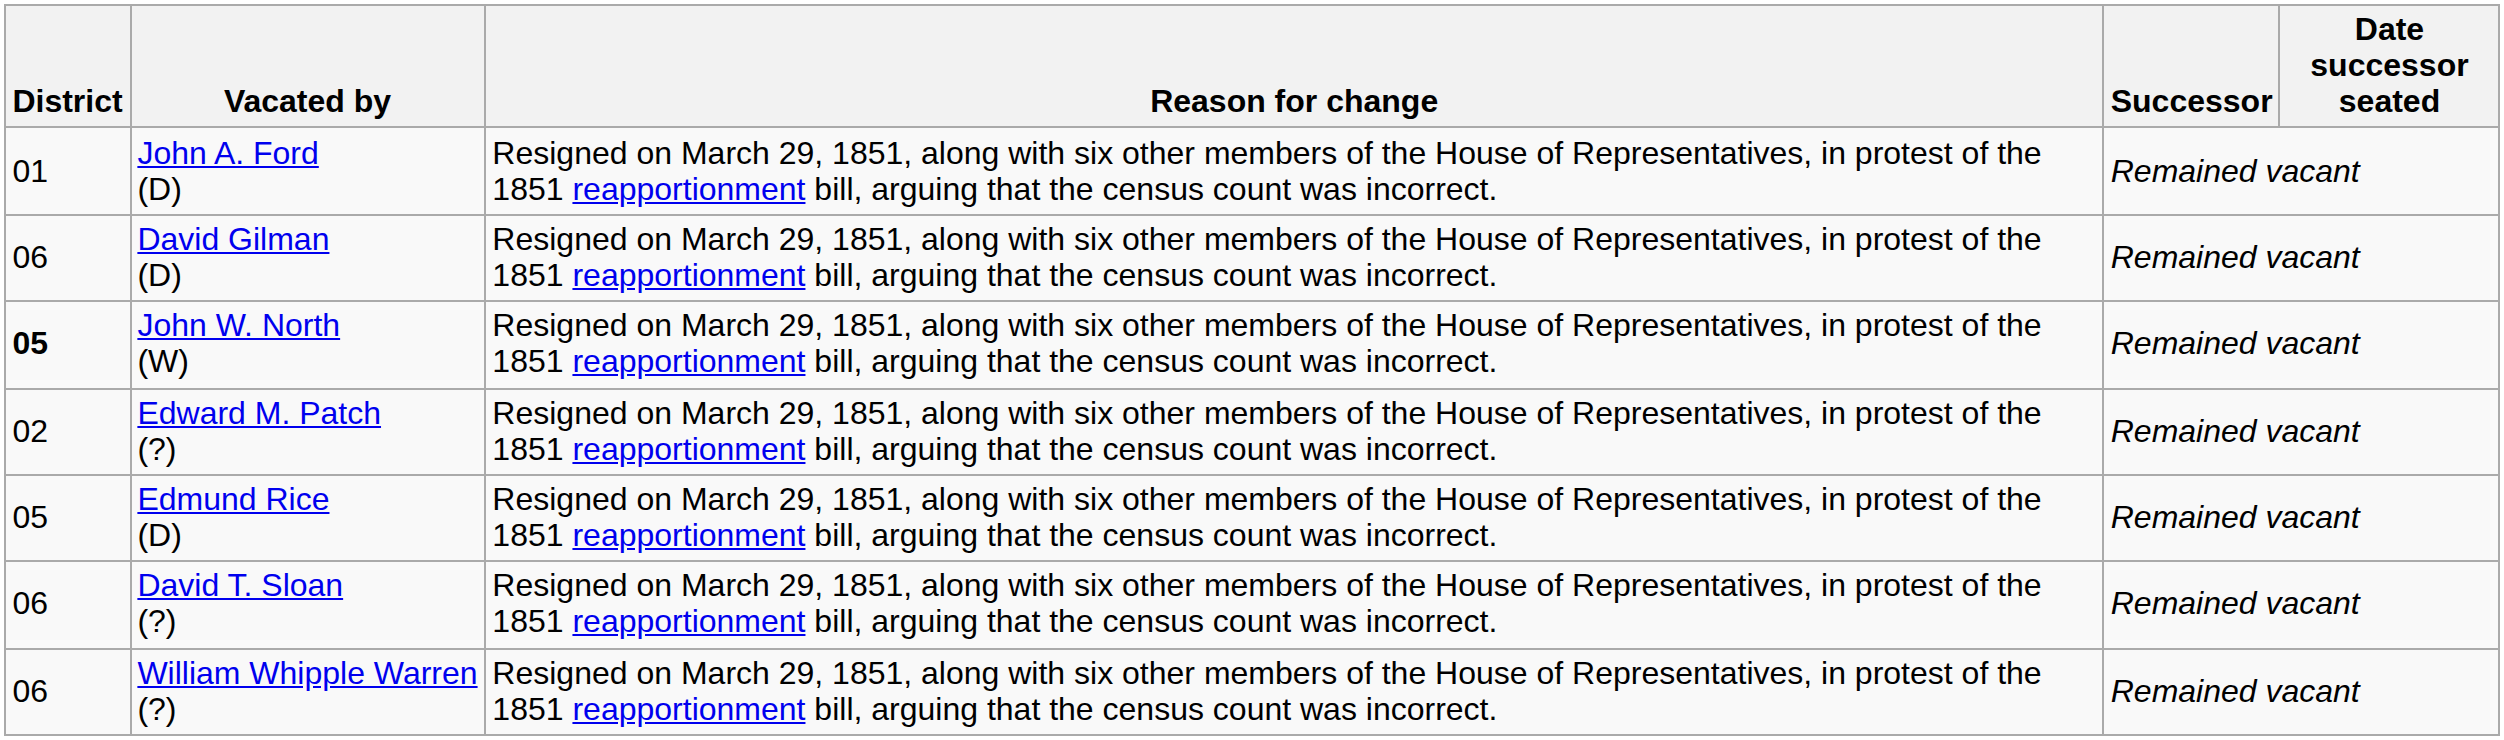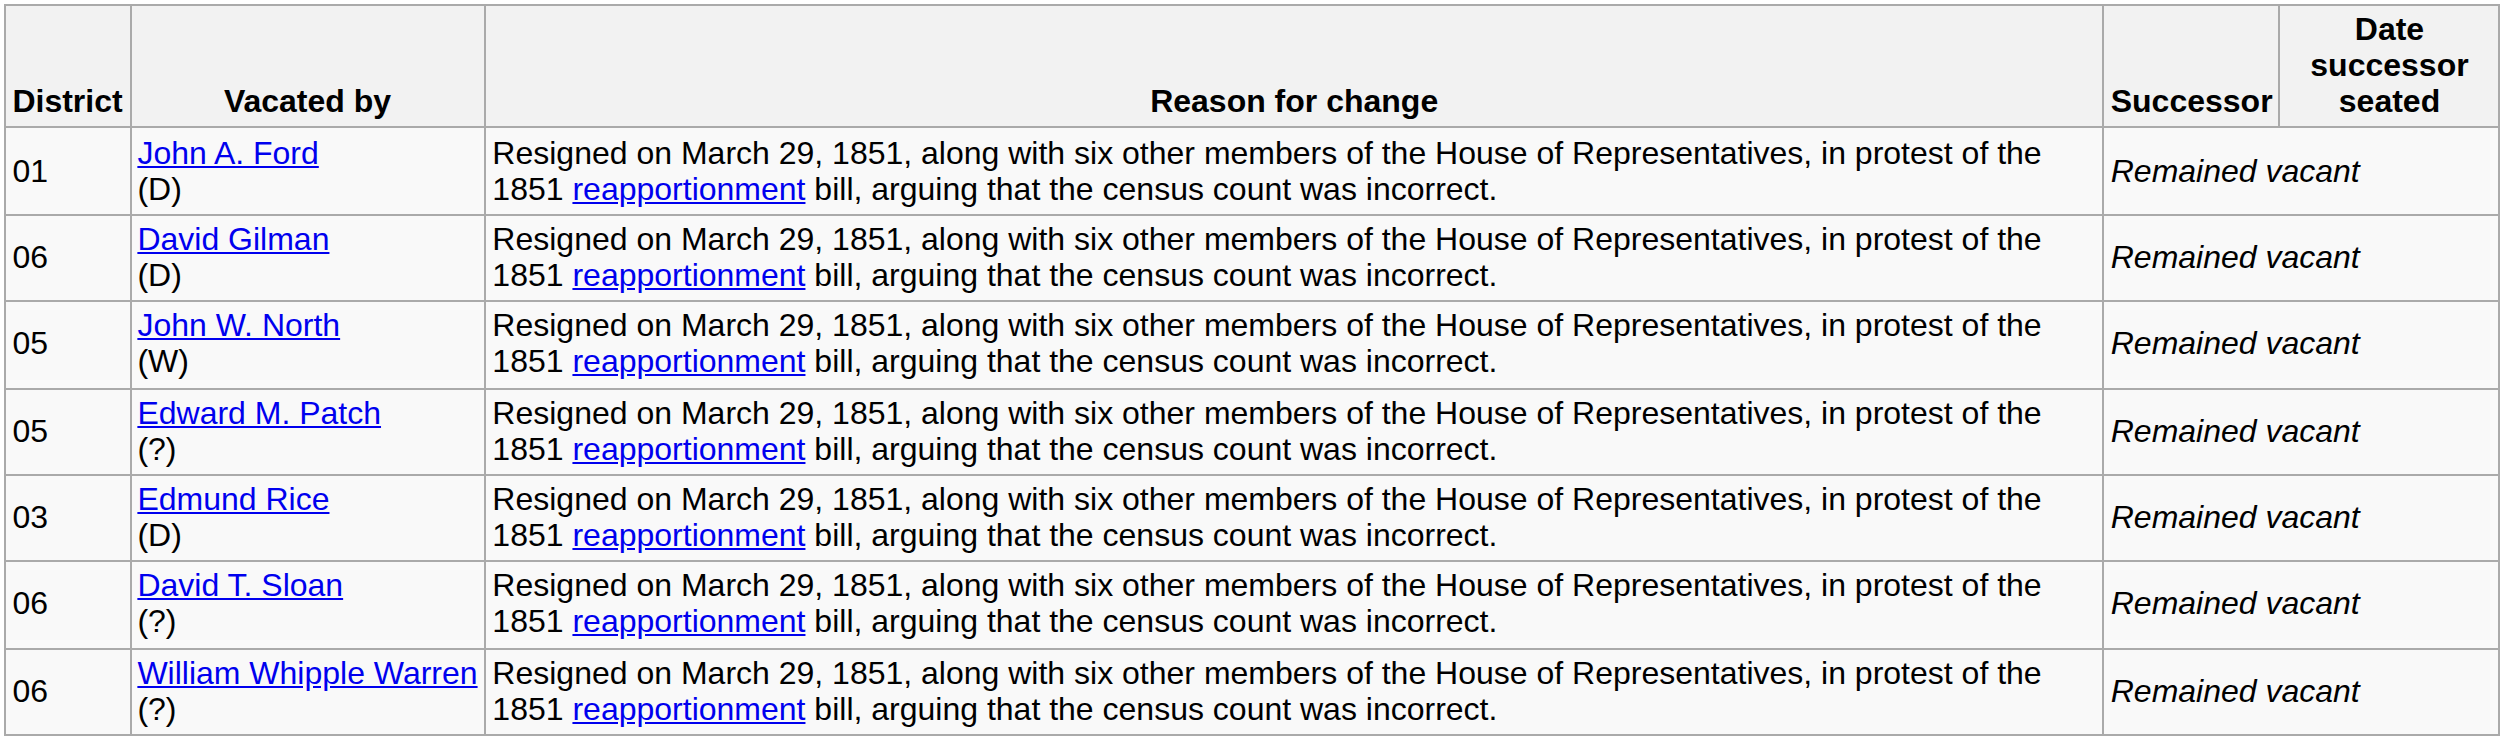(30, 344) bold -> (30, 344) normal
(30, 430) 02 -> (30, 430) 05
(30, 517) 05 -> (30, 517) 03
